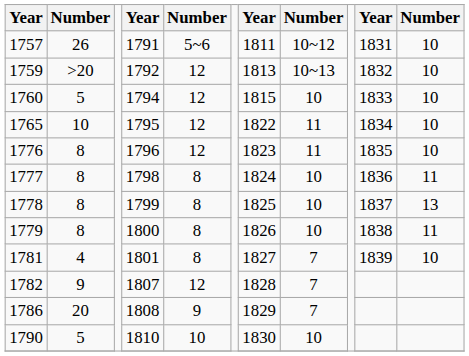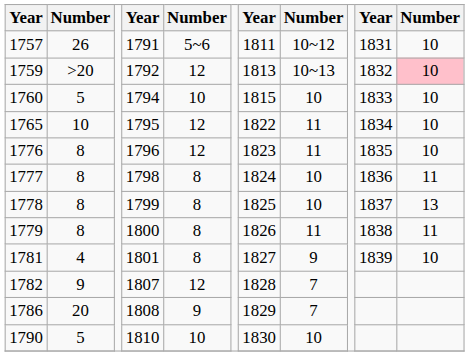(430, 71) no background -> (430, 71) pink background
(197, 97) 12 -> (197, 97) 10
(314, 230) 10 -> (314, 230) 11
(314, 257) 7 -> (314, 257) 9
